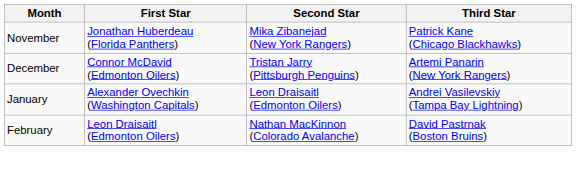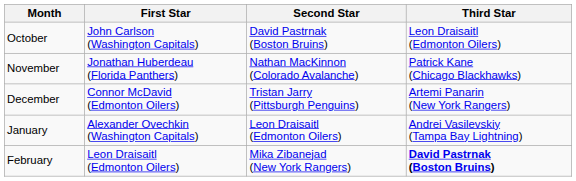+ row: (27, 37)
(300, 37) Mika Zibanejad (New York Rangers) -> (304, 68) Nathan MacKinnon (Colorado Avalanche)
(304, 130) Nathan MacKinnon (Colorado Avalanche) -> (300, 161) Mika Zibanejad (New York Rangers)
(448, 130) normal -> (452, 161) bold
